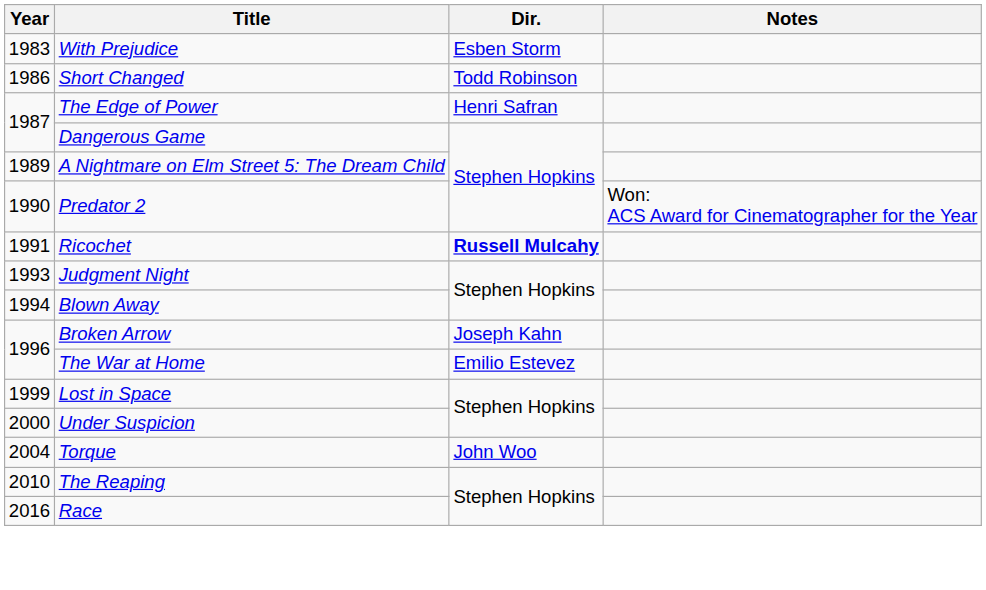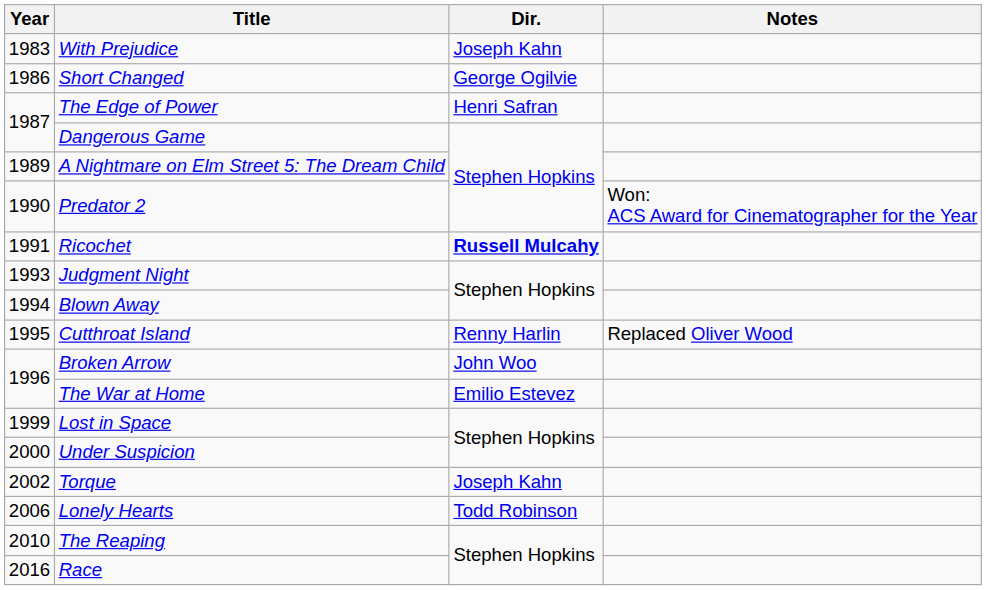(507, 48) Esben Storm -> (508, 48) Joseph Kahn
(515, 78) Todd Robinson -> (515, 78) George Ogilvie
+ row: (124, 334)
(508, 334) Joseph Kahn -> (495, 363) John Woo
(30, 452) 2004 -> (30, 481) 2002
(495, 452) John Woo -> (508, 481) Joseph Kahn
+ row: (116, 511)
